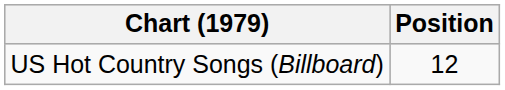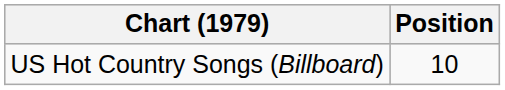(444, 63) 12 -> (444, 63) 10
